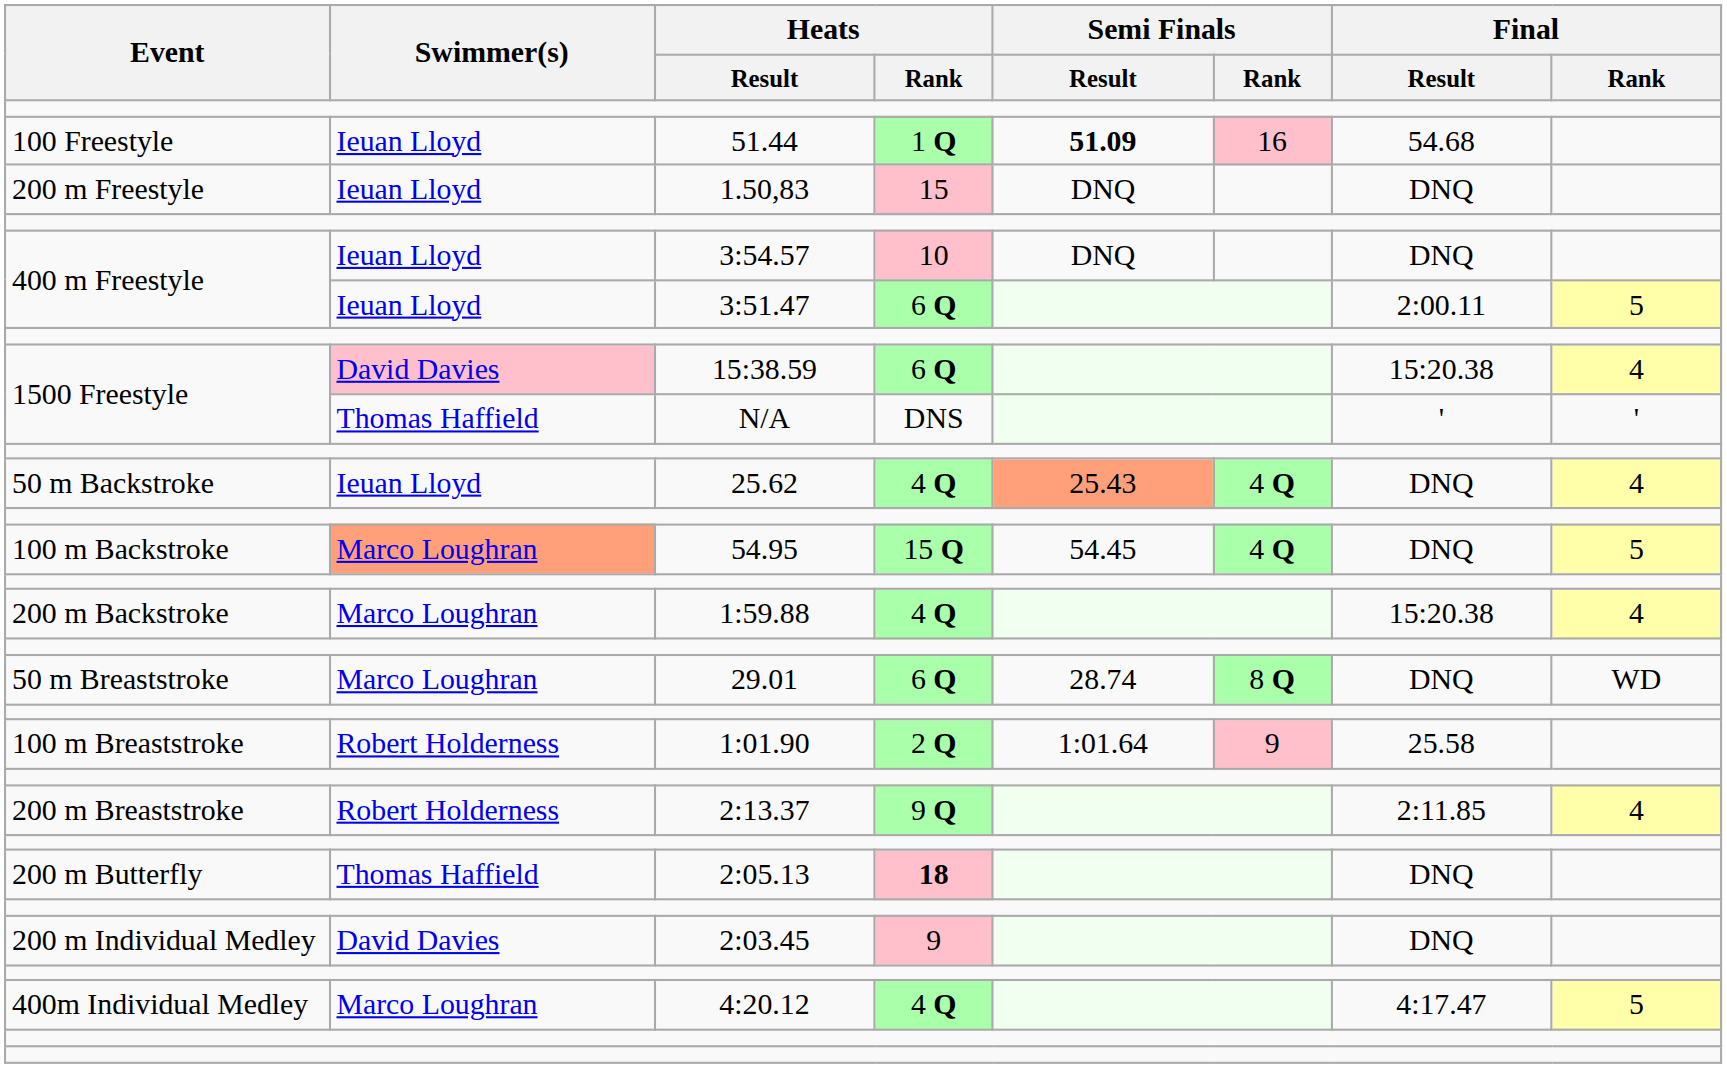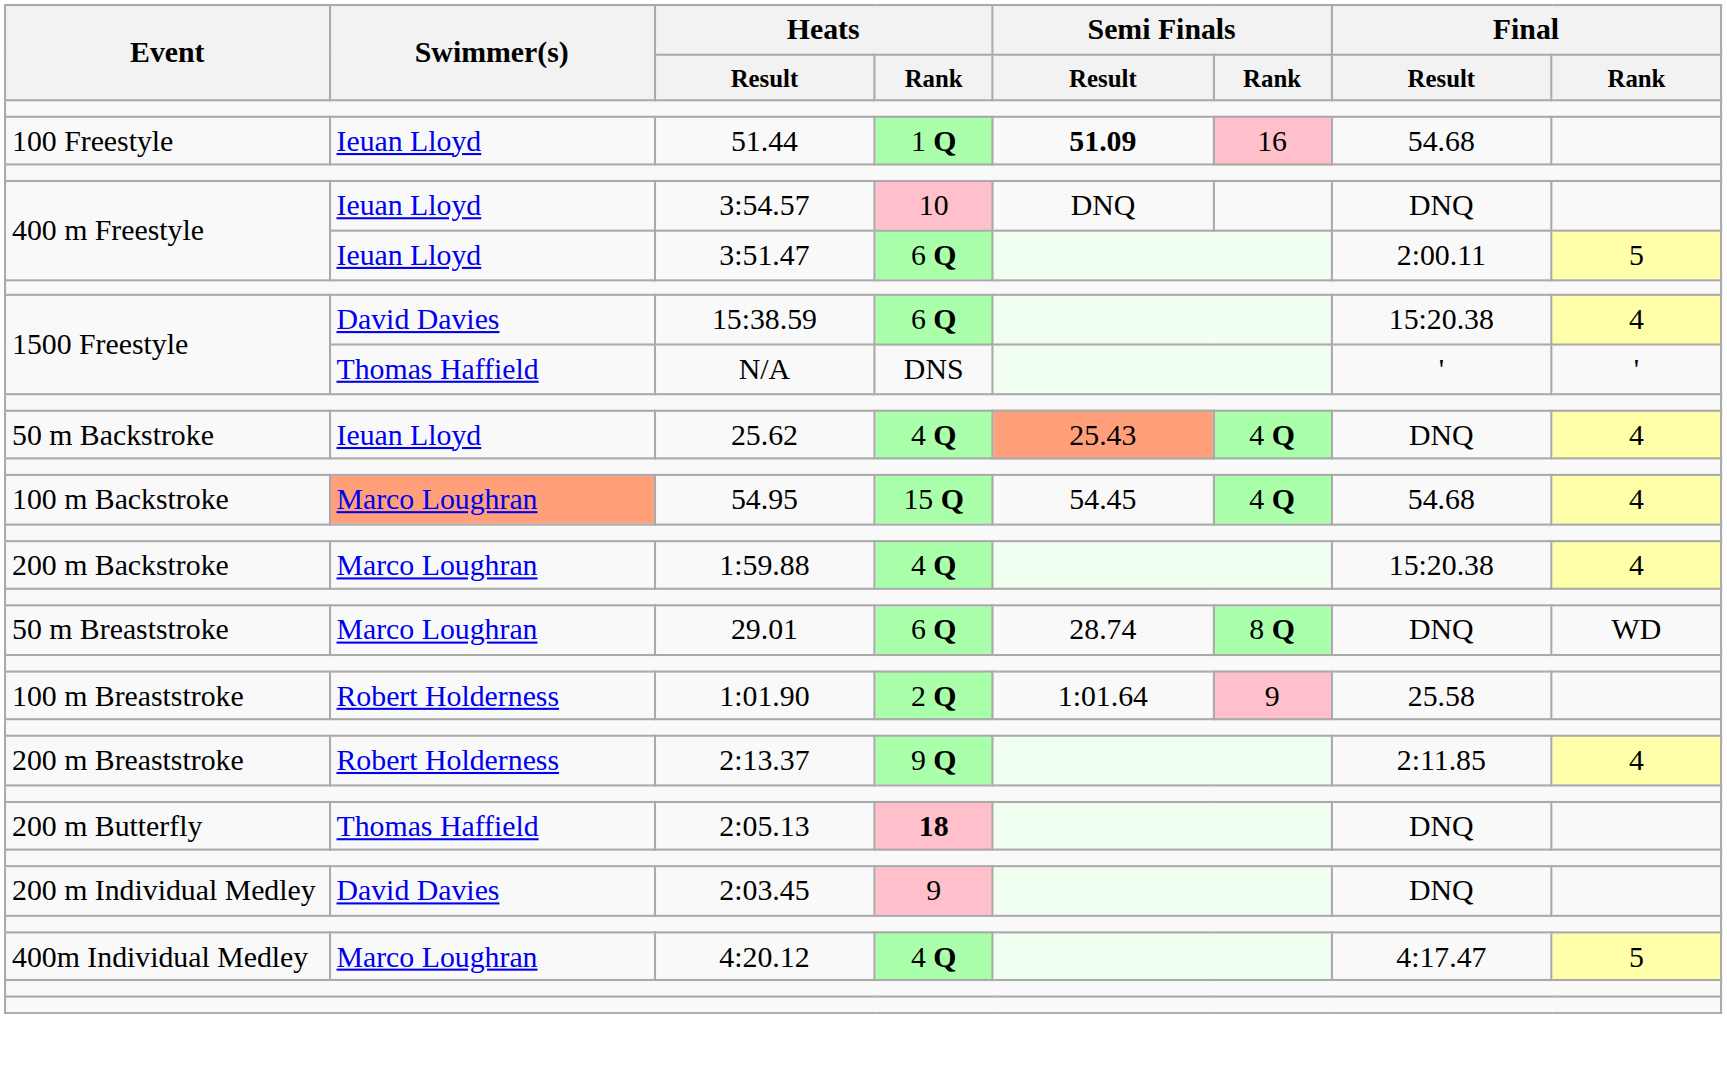- row: (108, 189)
(418, 369) pink background -> (418, 320) no background
(1441, 548) DNQ -> (1441, 499) 54.68
(1636, 548) 5 -> (1636, 499) 4
